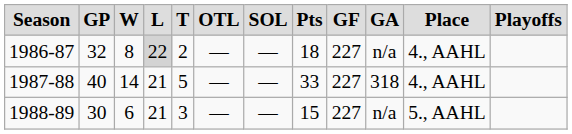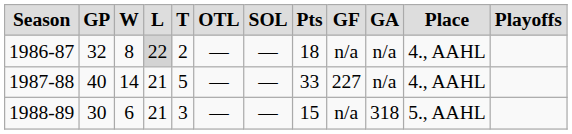(346, 50) 227 -> (346, 50) n/a
(385, 81) 318 -> (385, 81) n/a
(346, 112) 227 -> (346, 112) n/a
(385, 112) n/a -> (385, 112) 318
